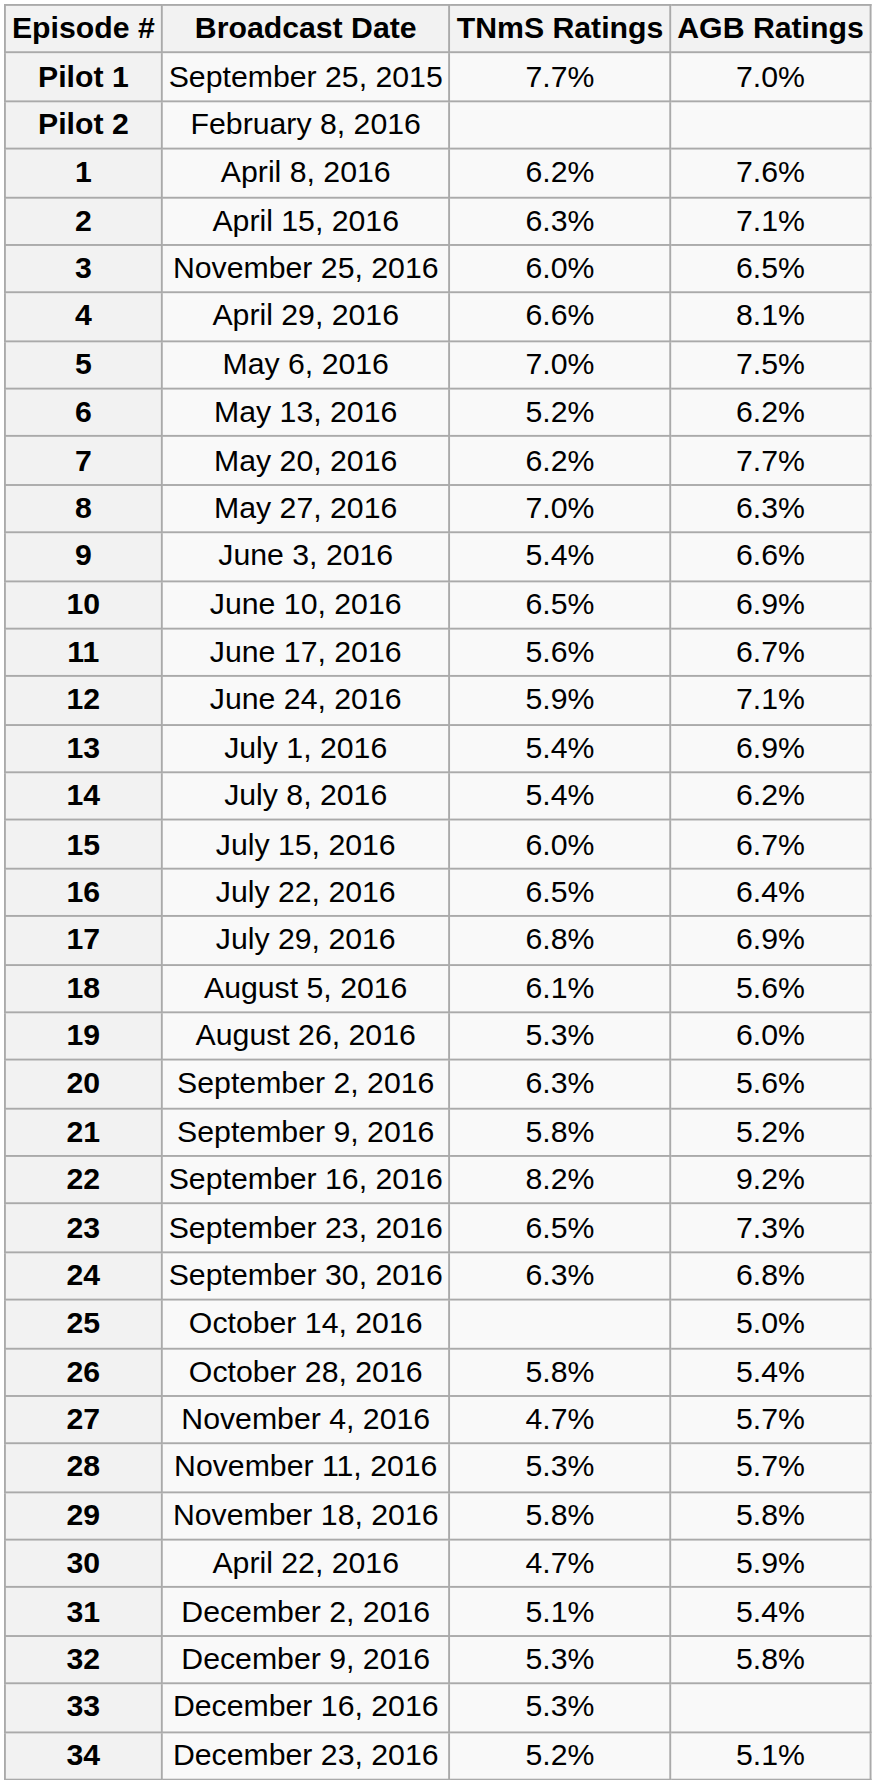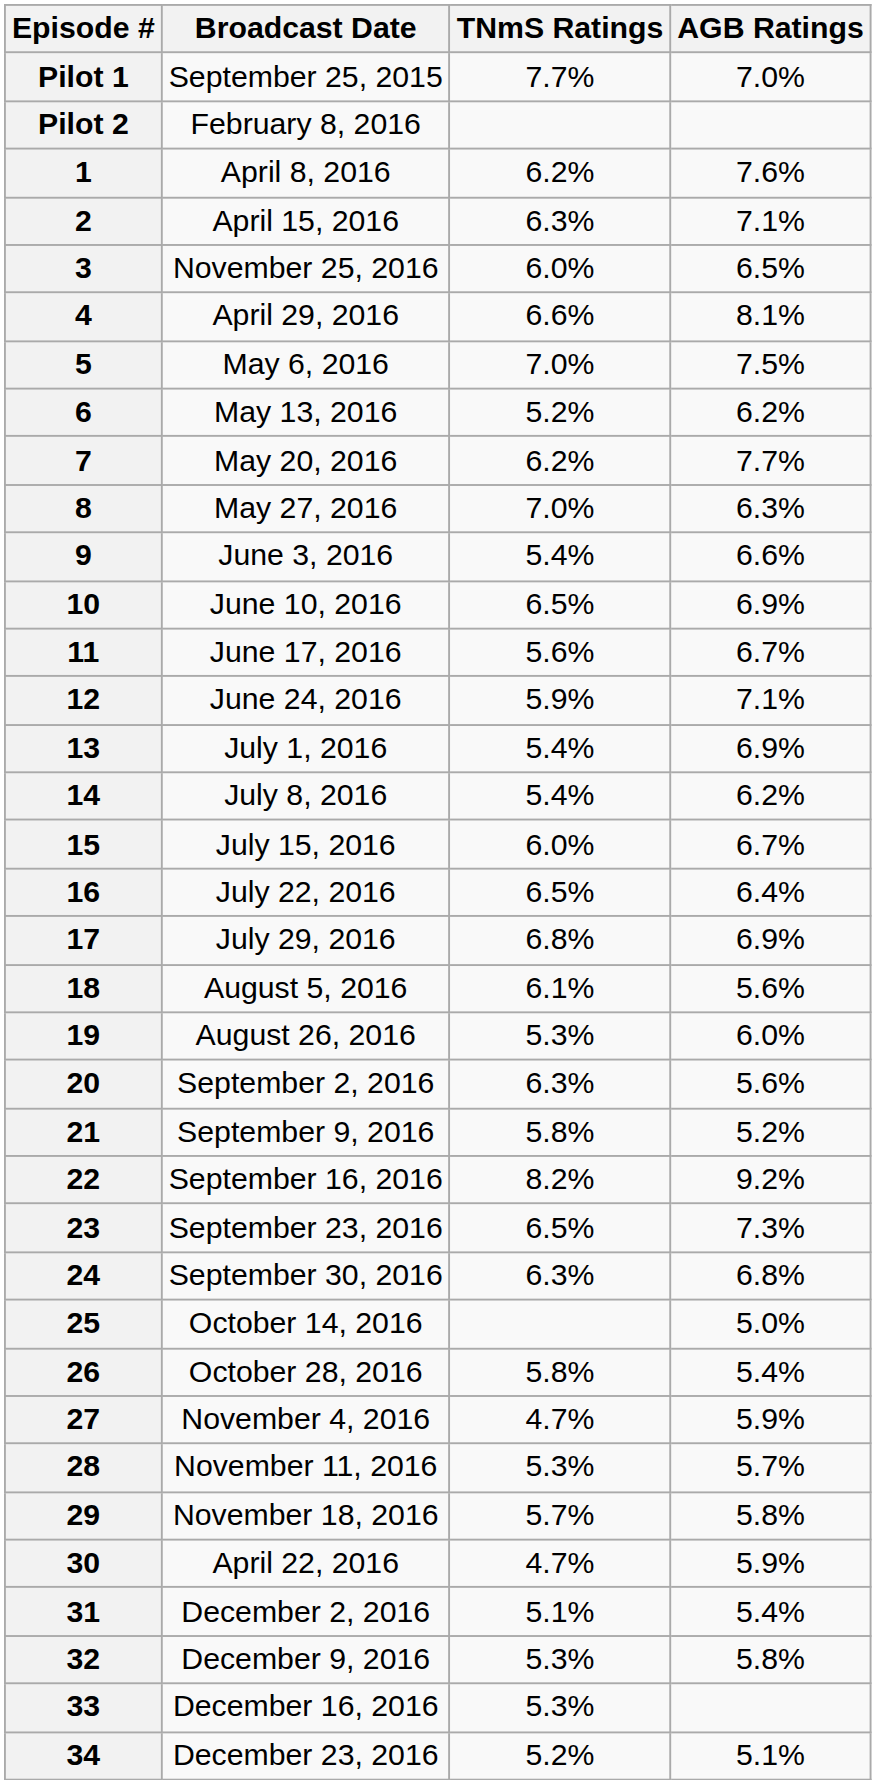(771, 1419) 5.7% -> (771, 1419) 5.9%
(560, 1515) 5.8% -> (560, 1515) 5.7%
